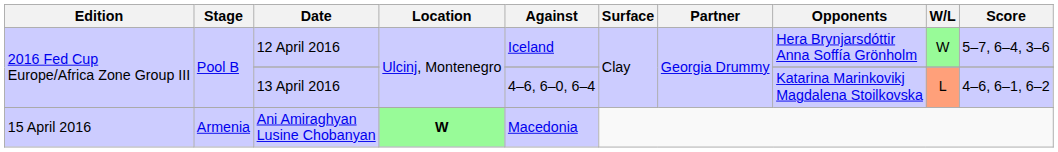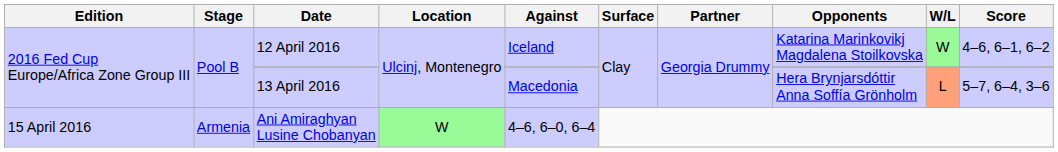(847, 47) Hera Brynjarsdóttir Anna Soffía Grönholm -> (850, 47) Katarina Marinkovikj Magdalena Stoilkovska
(1006, 47) 5–7, 6–4, 3–6 -> (1006, 47) 4–6, 6–1, 6–2
(552, 86) 4–6, 6–0, 6–4 -> (543, 86) Macedonia
(850, 86) Katarina Marinkovikj Magdalena Stoilkovska -> (847, 86) Hera Brynjarsdóttir Anna Soffía Grönholm
(1006, 86) 4–6, 6–1, 6–2 -> (1006, 86) 5–7, 6–4, 3–6
(442, 126) bold -> (442, 126) normal
(543, 126) Macedonia -> (552, 126) 4–6, 6–0, 6–4
